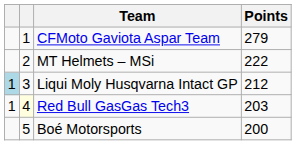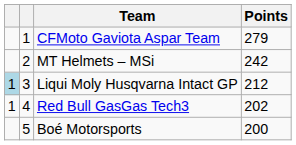(256, 61) 222 -> (256, 61) 242
(26, 106) lightyellow background -> (26, 106) no background
(256, 106) 203 -> (256, 106) 202
